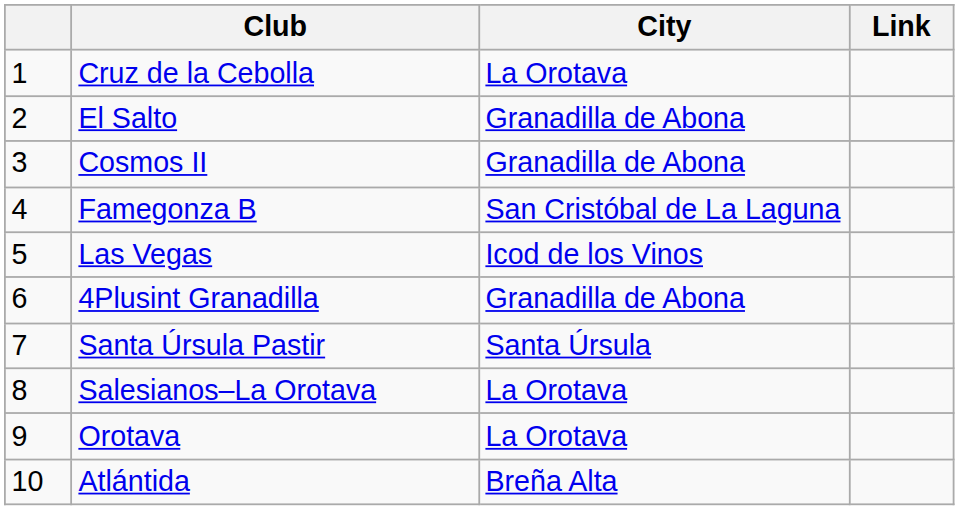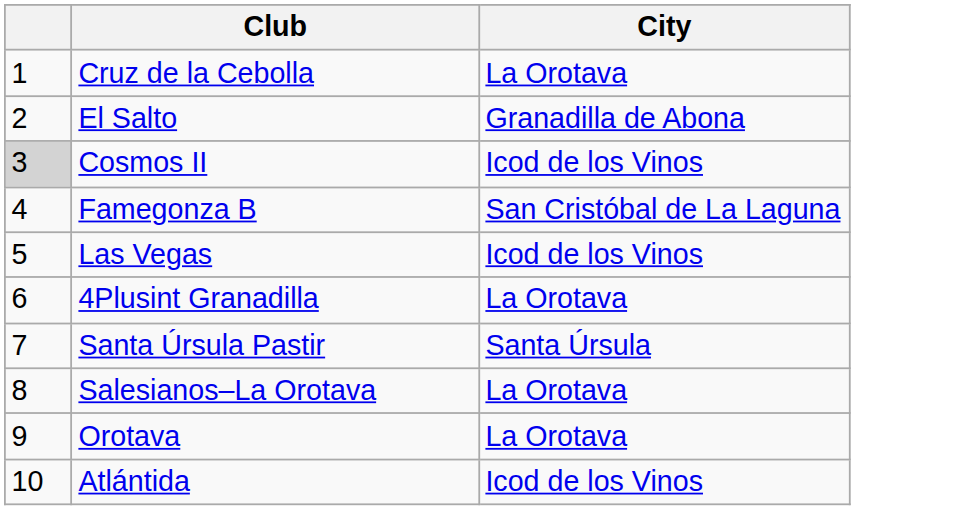- column: (901, 27)
(19, 163) no background -> (19, 163) lightgrey background
(615, 163) Granadilla de Abona -> (594, 163) Icod de los Vinos
(615, 299) Granadilla de Abona -> (556, 299) La Orotava
(551, 481) Breña Alta -> (594, 481) Icod de los Vinos
